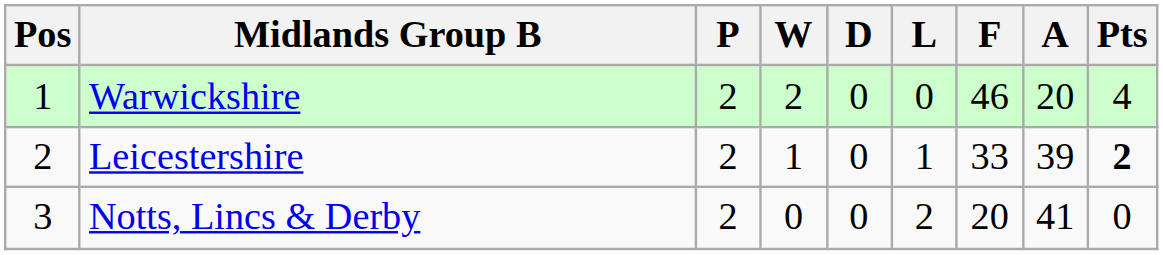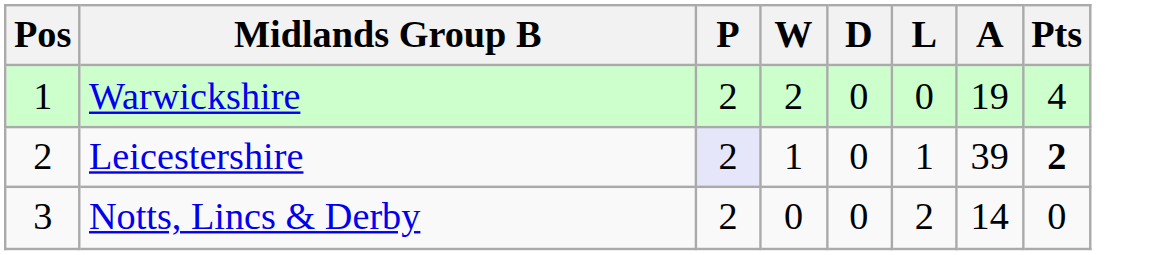- column: (990, 34)
(1055, 95) 20 -> (990, 95) 19
(728, 156) no background -> (728, 156) lavender background
(1055, 216) 41 -> (990, 216) 14
